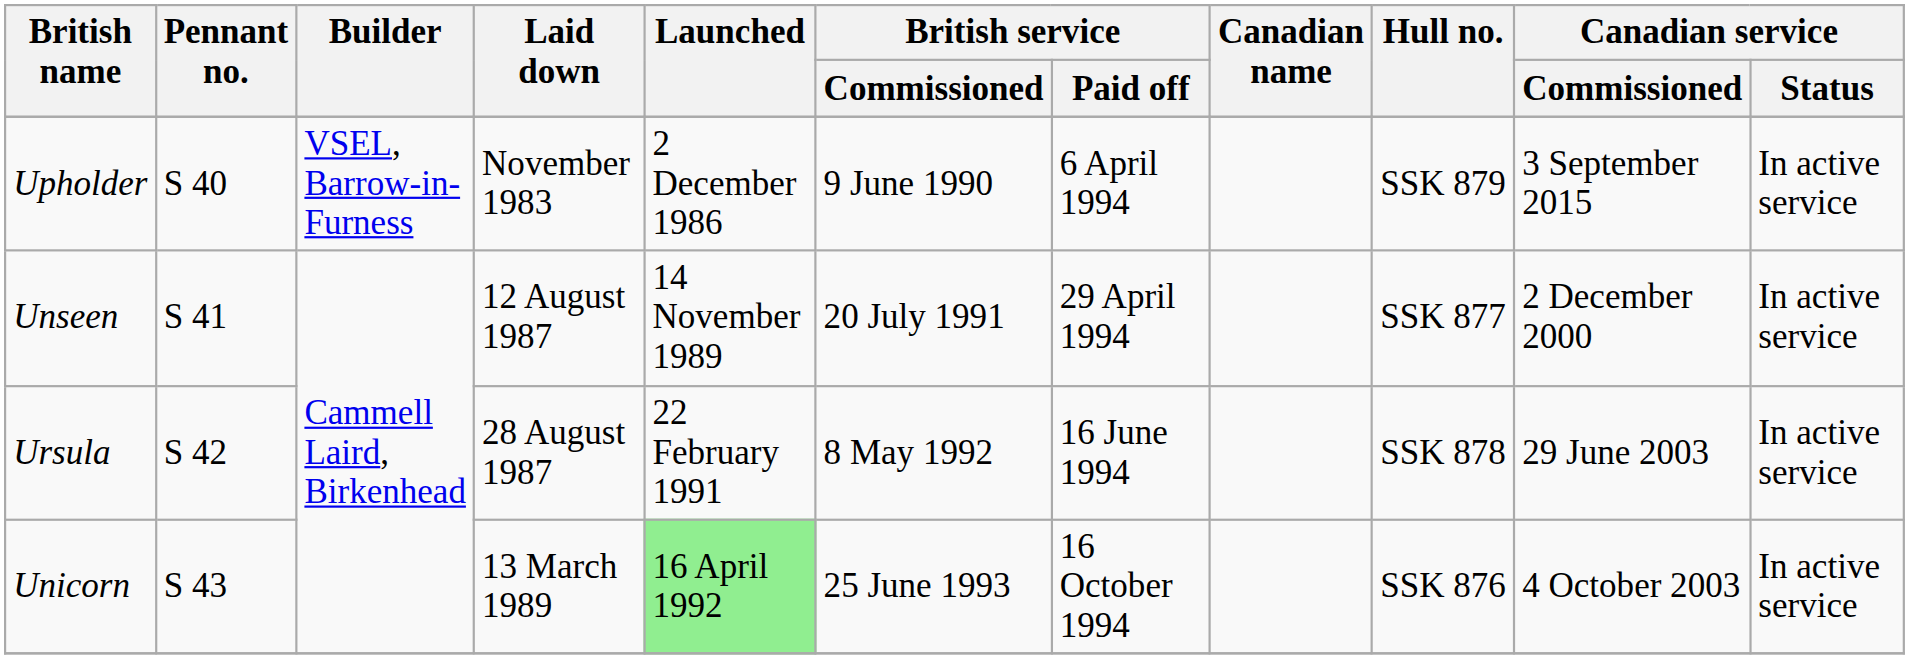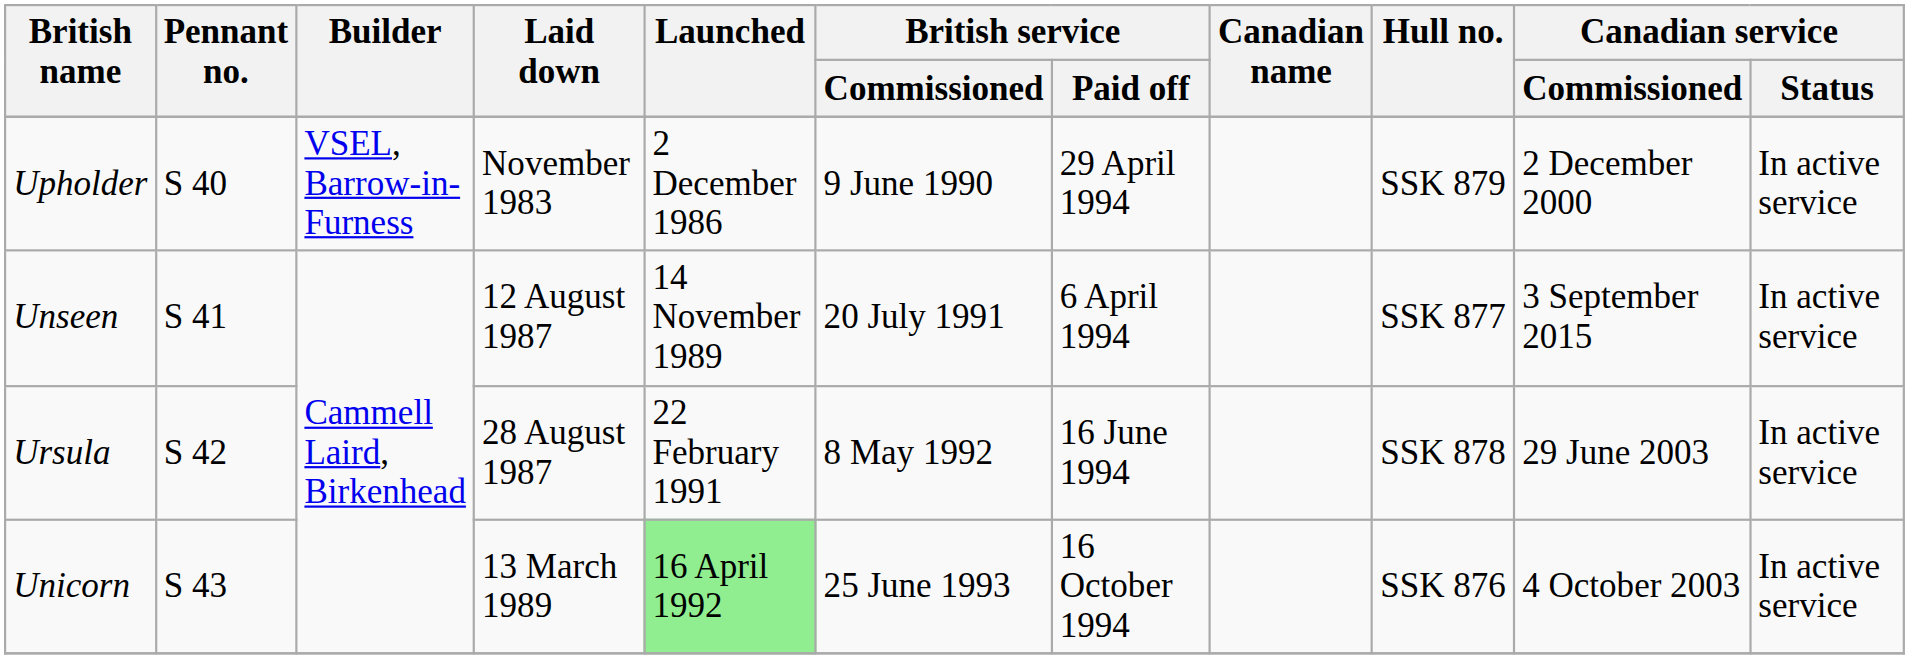(1109, 182) 6 April 1994 -> (1118, 182) 29 April 1994
(1610, 182) 3 September 2015 -> (1607, 182) 2 December 2000
(1118, 317) 29 April 1994 -> (1109, 317) 6 April 1994
(1607, 317) 2 December 2000 -> (1610, 317) 3 September 2015
